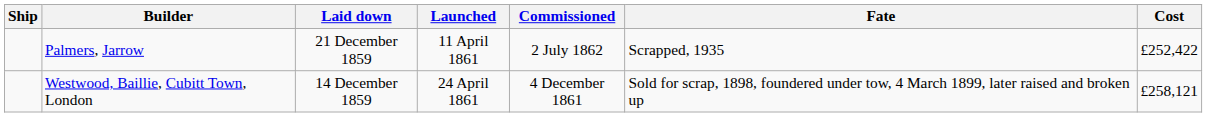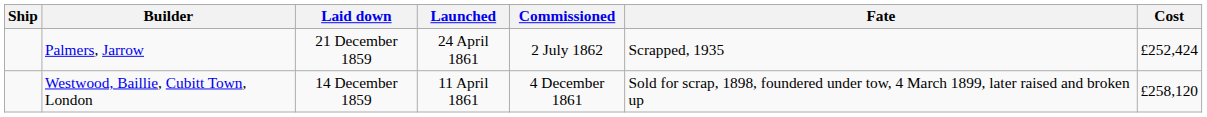(463, 49) 11 April 1861 -> (463, 49) 24 April 1861
(1169, 49) £252,422 -> (1169, 49) £252,424
(463, 91) 24 April 1861 -> (463, 91) 11 April 1861
(1169, 91) £258,121 -> (1169, 91) £258,120
